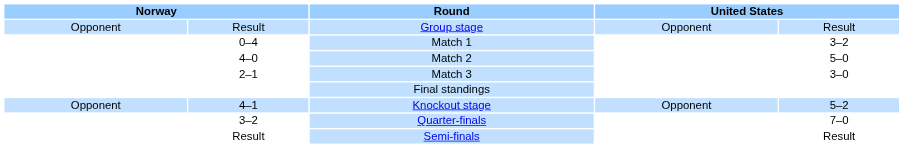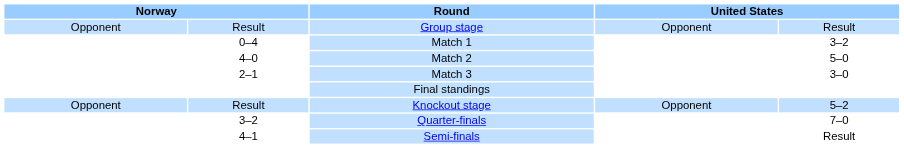(248, 105) 4–1 -> (248, 105) Result
(248, 136) Result -> (248, 136) 4–1
